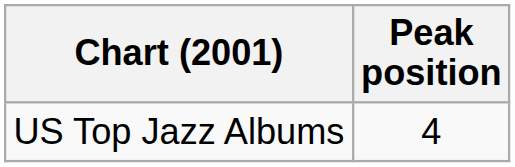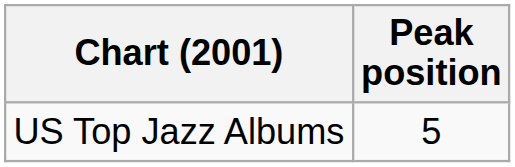(431, 131) 4 -> (431, 131) 5
